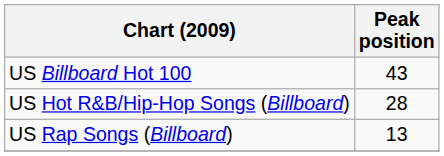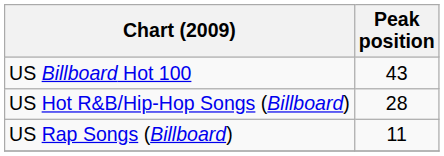(397, 134) 13 -> (397, 134) 11
